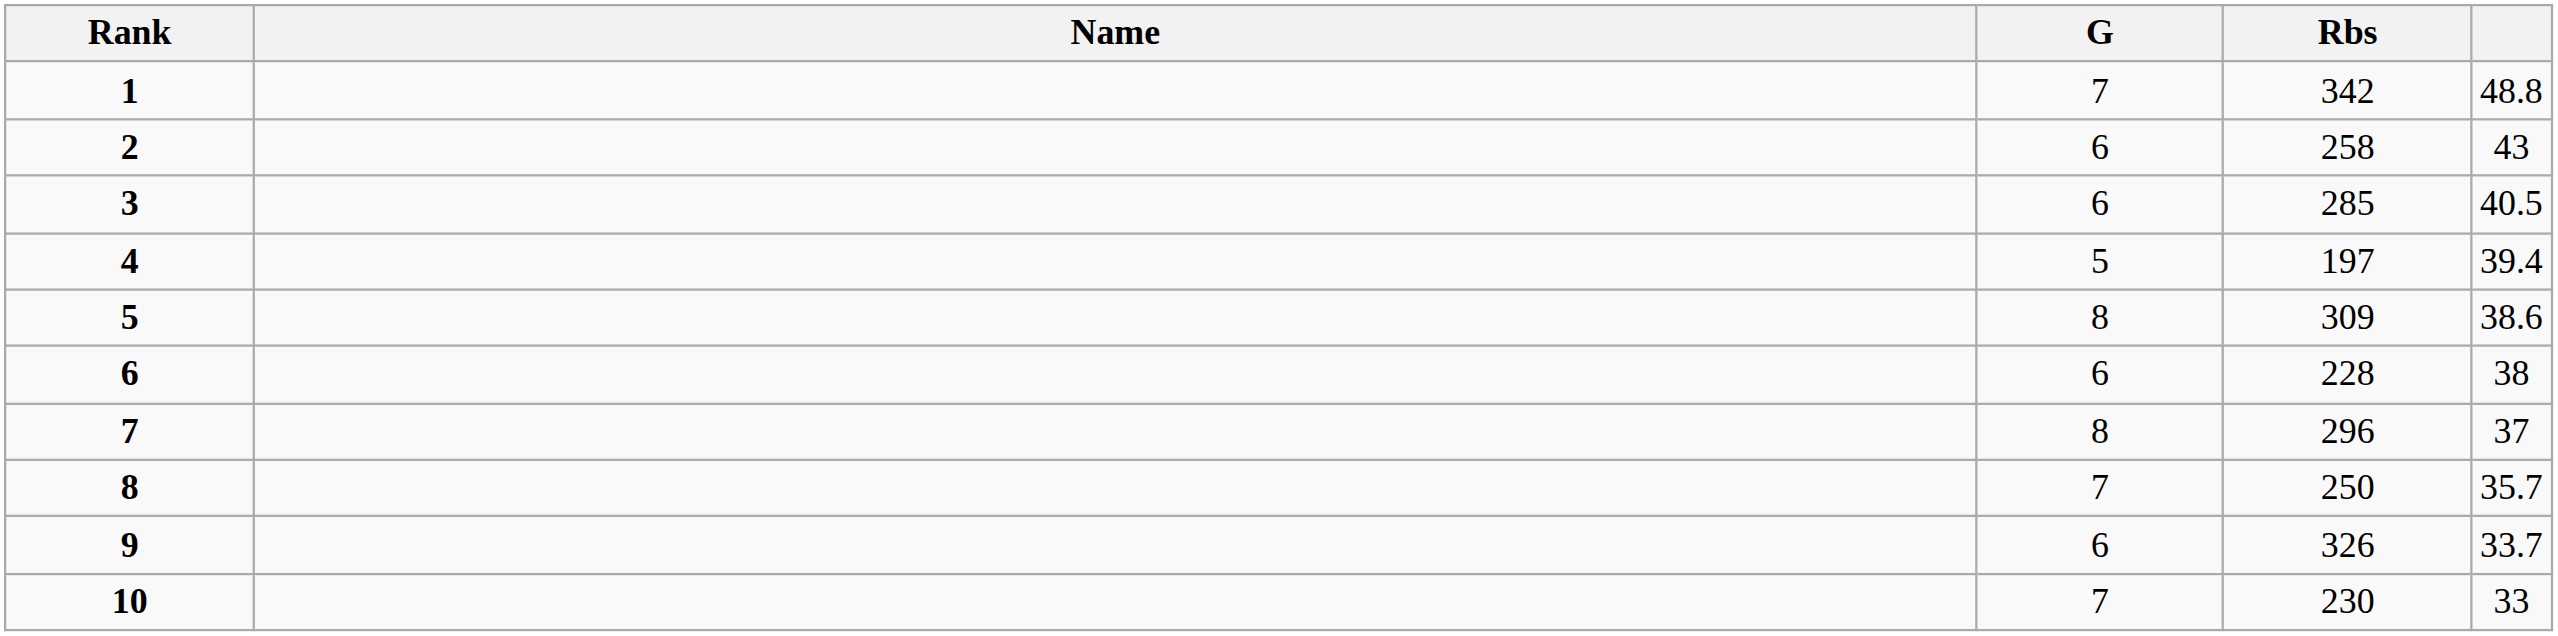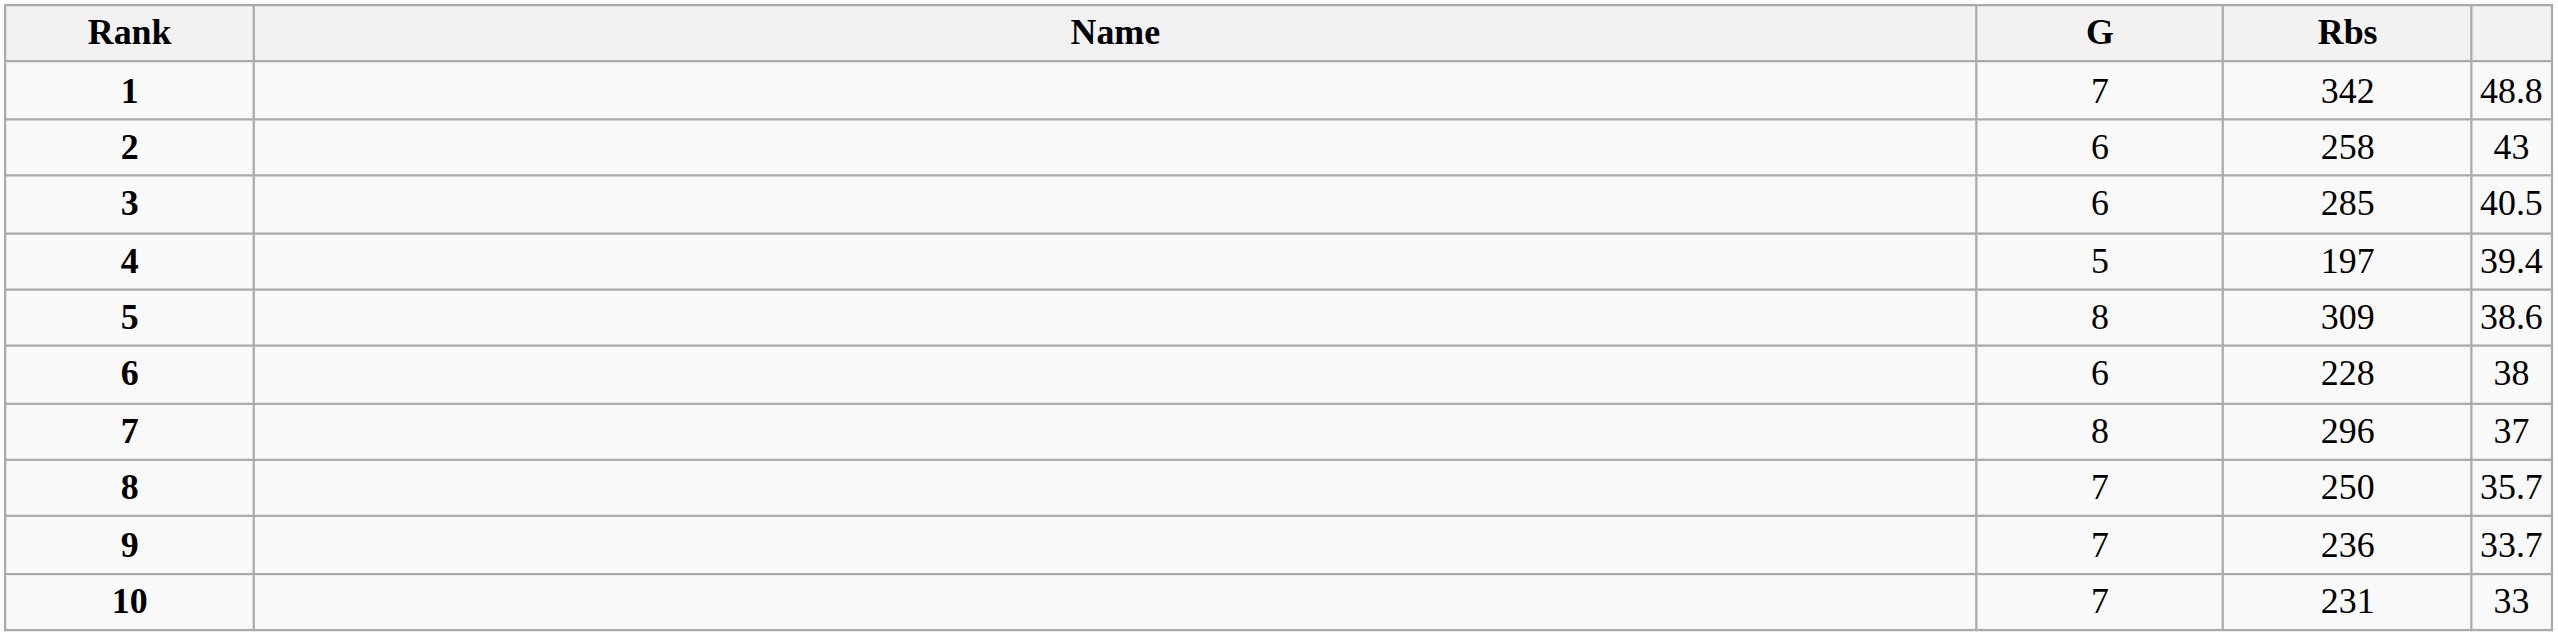(2100, 544) 6 -> (2100, 544) 7
(2348, 544) 326 -> (2348, 544) 236
(2348, 601) 230 -> (2348, 601) 231
